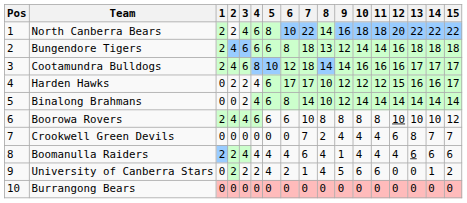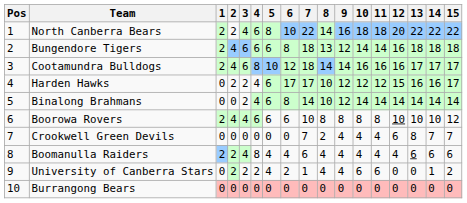(257, 154) 4 -> (257, 154) 8
(341, 154) 1 -> (341, 154) 4
(341, 171) 5 -> (341, 171) 4
